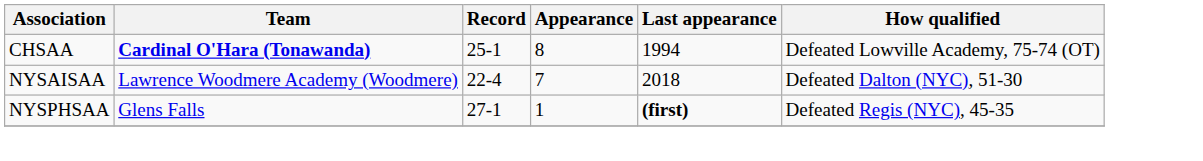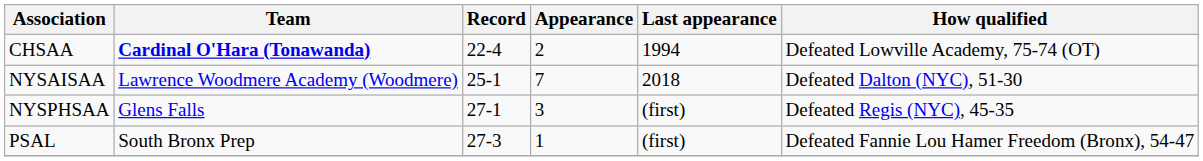(484, 49) 25-1 -> (484, 49) 22-4
(540, 49) 8 -> (540, 49) 2
(484, 79) 22-4 -> (484, 79) 25-1
(540, 110) 1 -> (540, 110) 3
(665, 110) bold -> (664, 110) normal
+ row: (32, 140)
